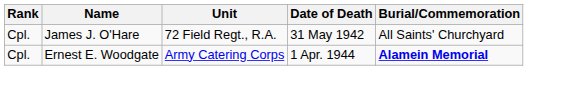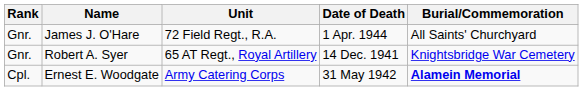(19, 34) Cpl. -> (19, 34) Gnr.
(327, 34) 31 May 1942 -> (355, 34) 1 Apr. 1944
+ row: (86, 55)
(323, 55) 1 Apr. 1944 -> (359, 75) 31 May 1942
